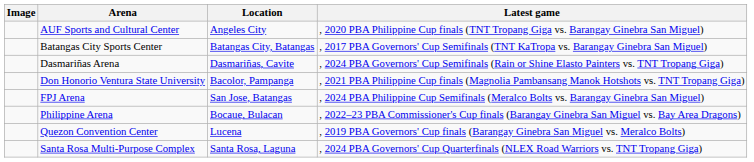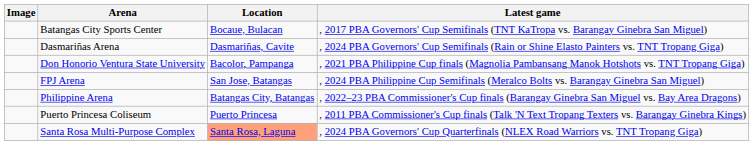- row: (110, 30)
(262, 47) Batangas City, Batangas -> (246, 30) Bocaue, Bulacan
(246, 115) Bocaue, Bulacan -> (262, 98) Batangas City, Batangas
+ row: (96, 115)
- row: (99, 132)
(253, 149) no background -> (253, 132) lightsalmon background
